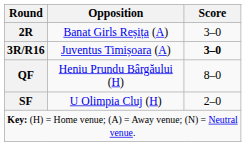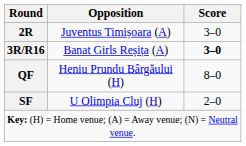(116, 32) Banat Girls Reșița (A) -> (116, 32) Juventus Timișoara (A)
(116, 50) Juventus Timișoara (A) -> (116, 50) Banat Girls Reșița (A)
